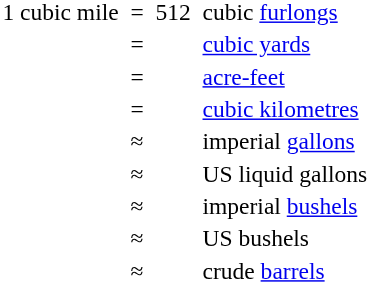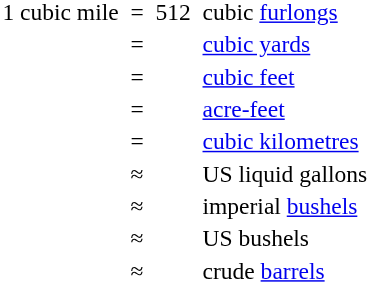+ row: (249, 77)
- row: (279, 141)
